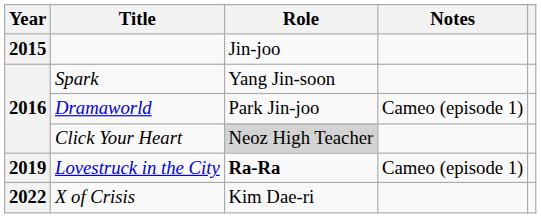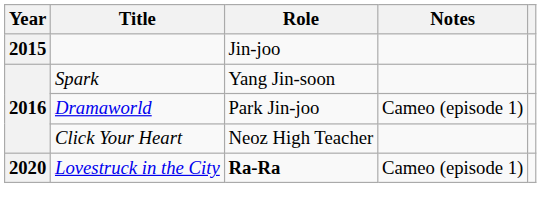(301, 138) lightgrey background -> (301, 138) no background
(28, 167) 2019 -> (28, 167) 2020
- row: (95, 197)
